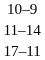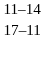- row: (22, 9)
